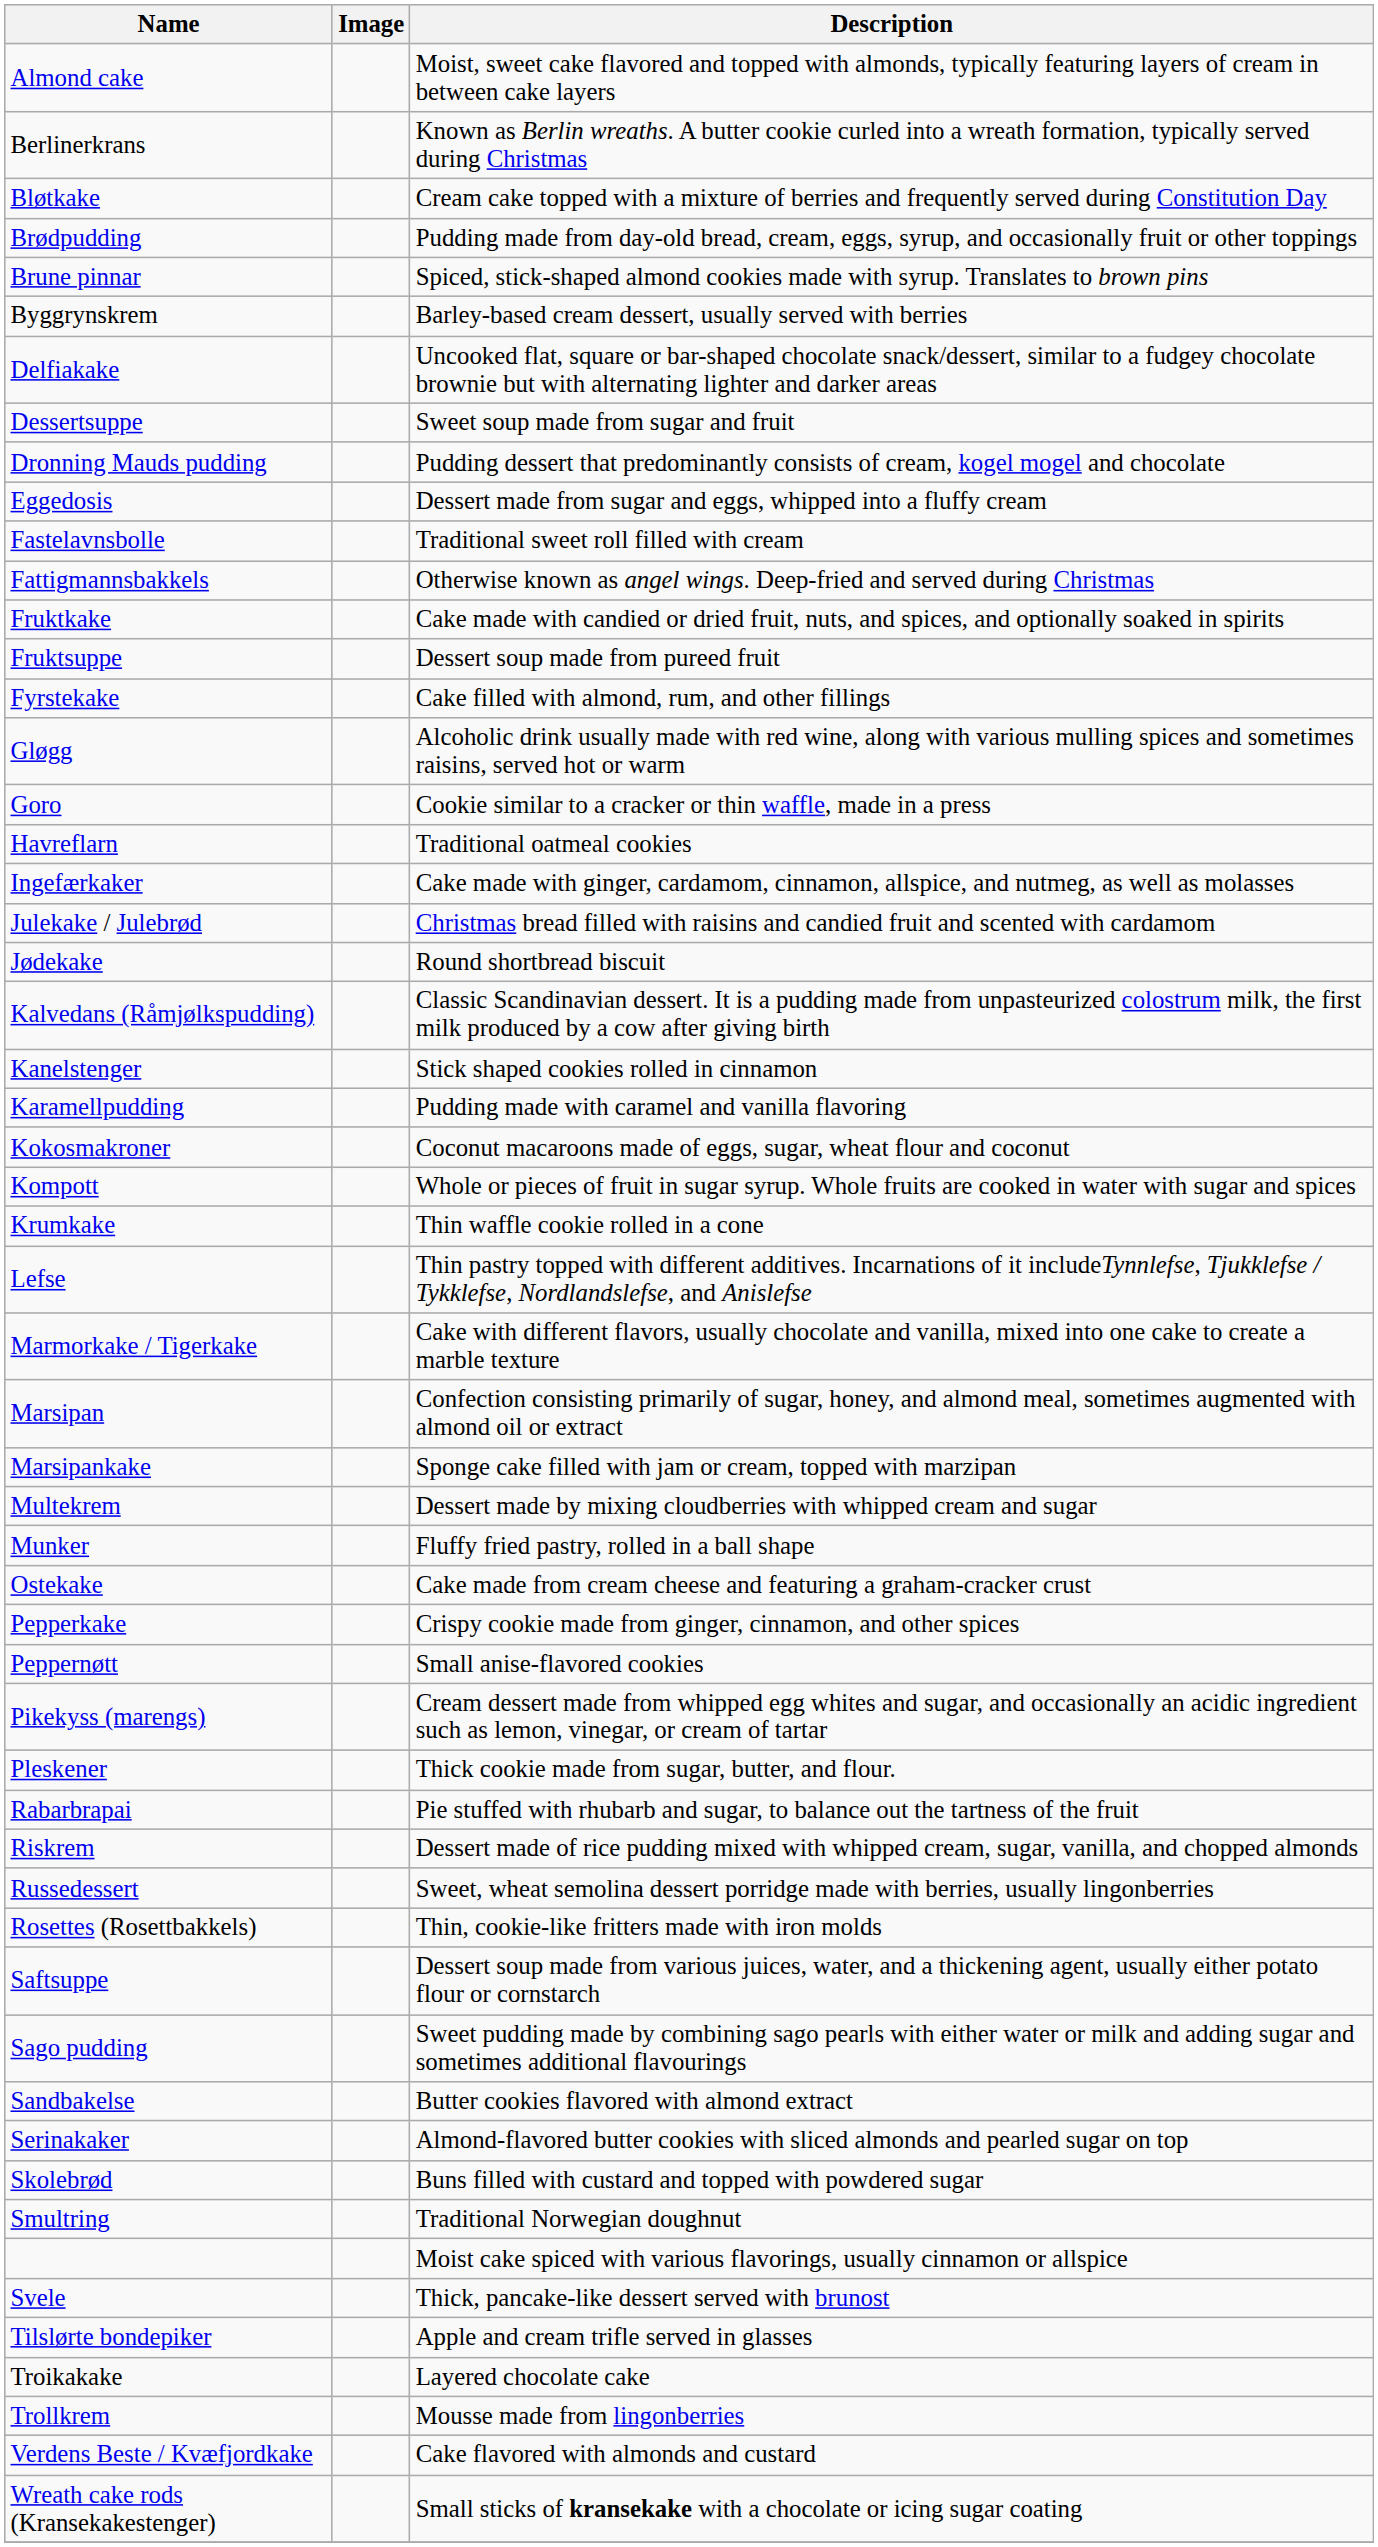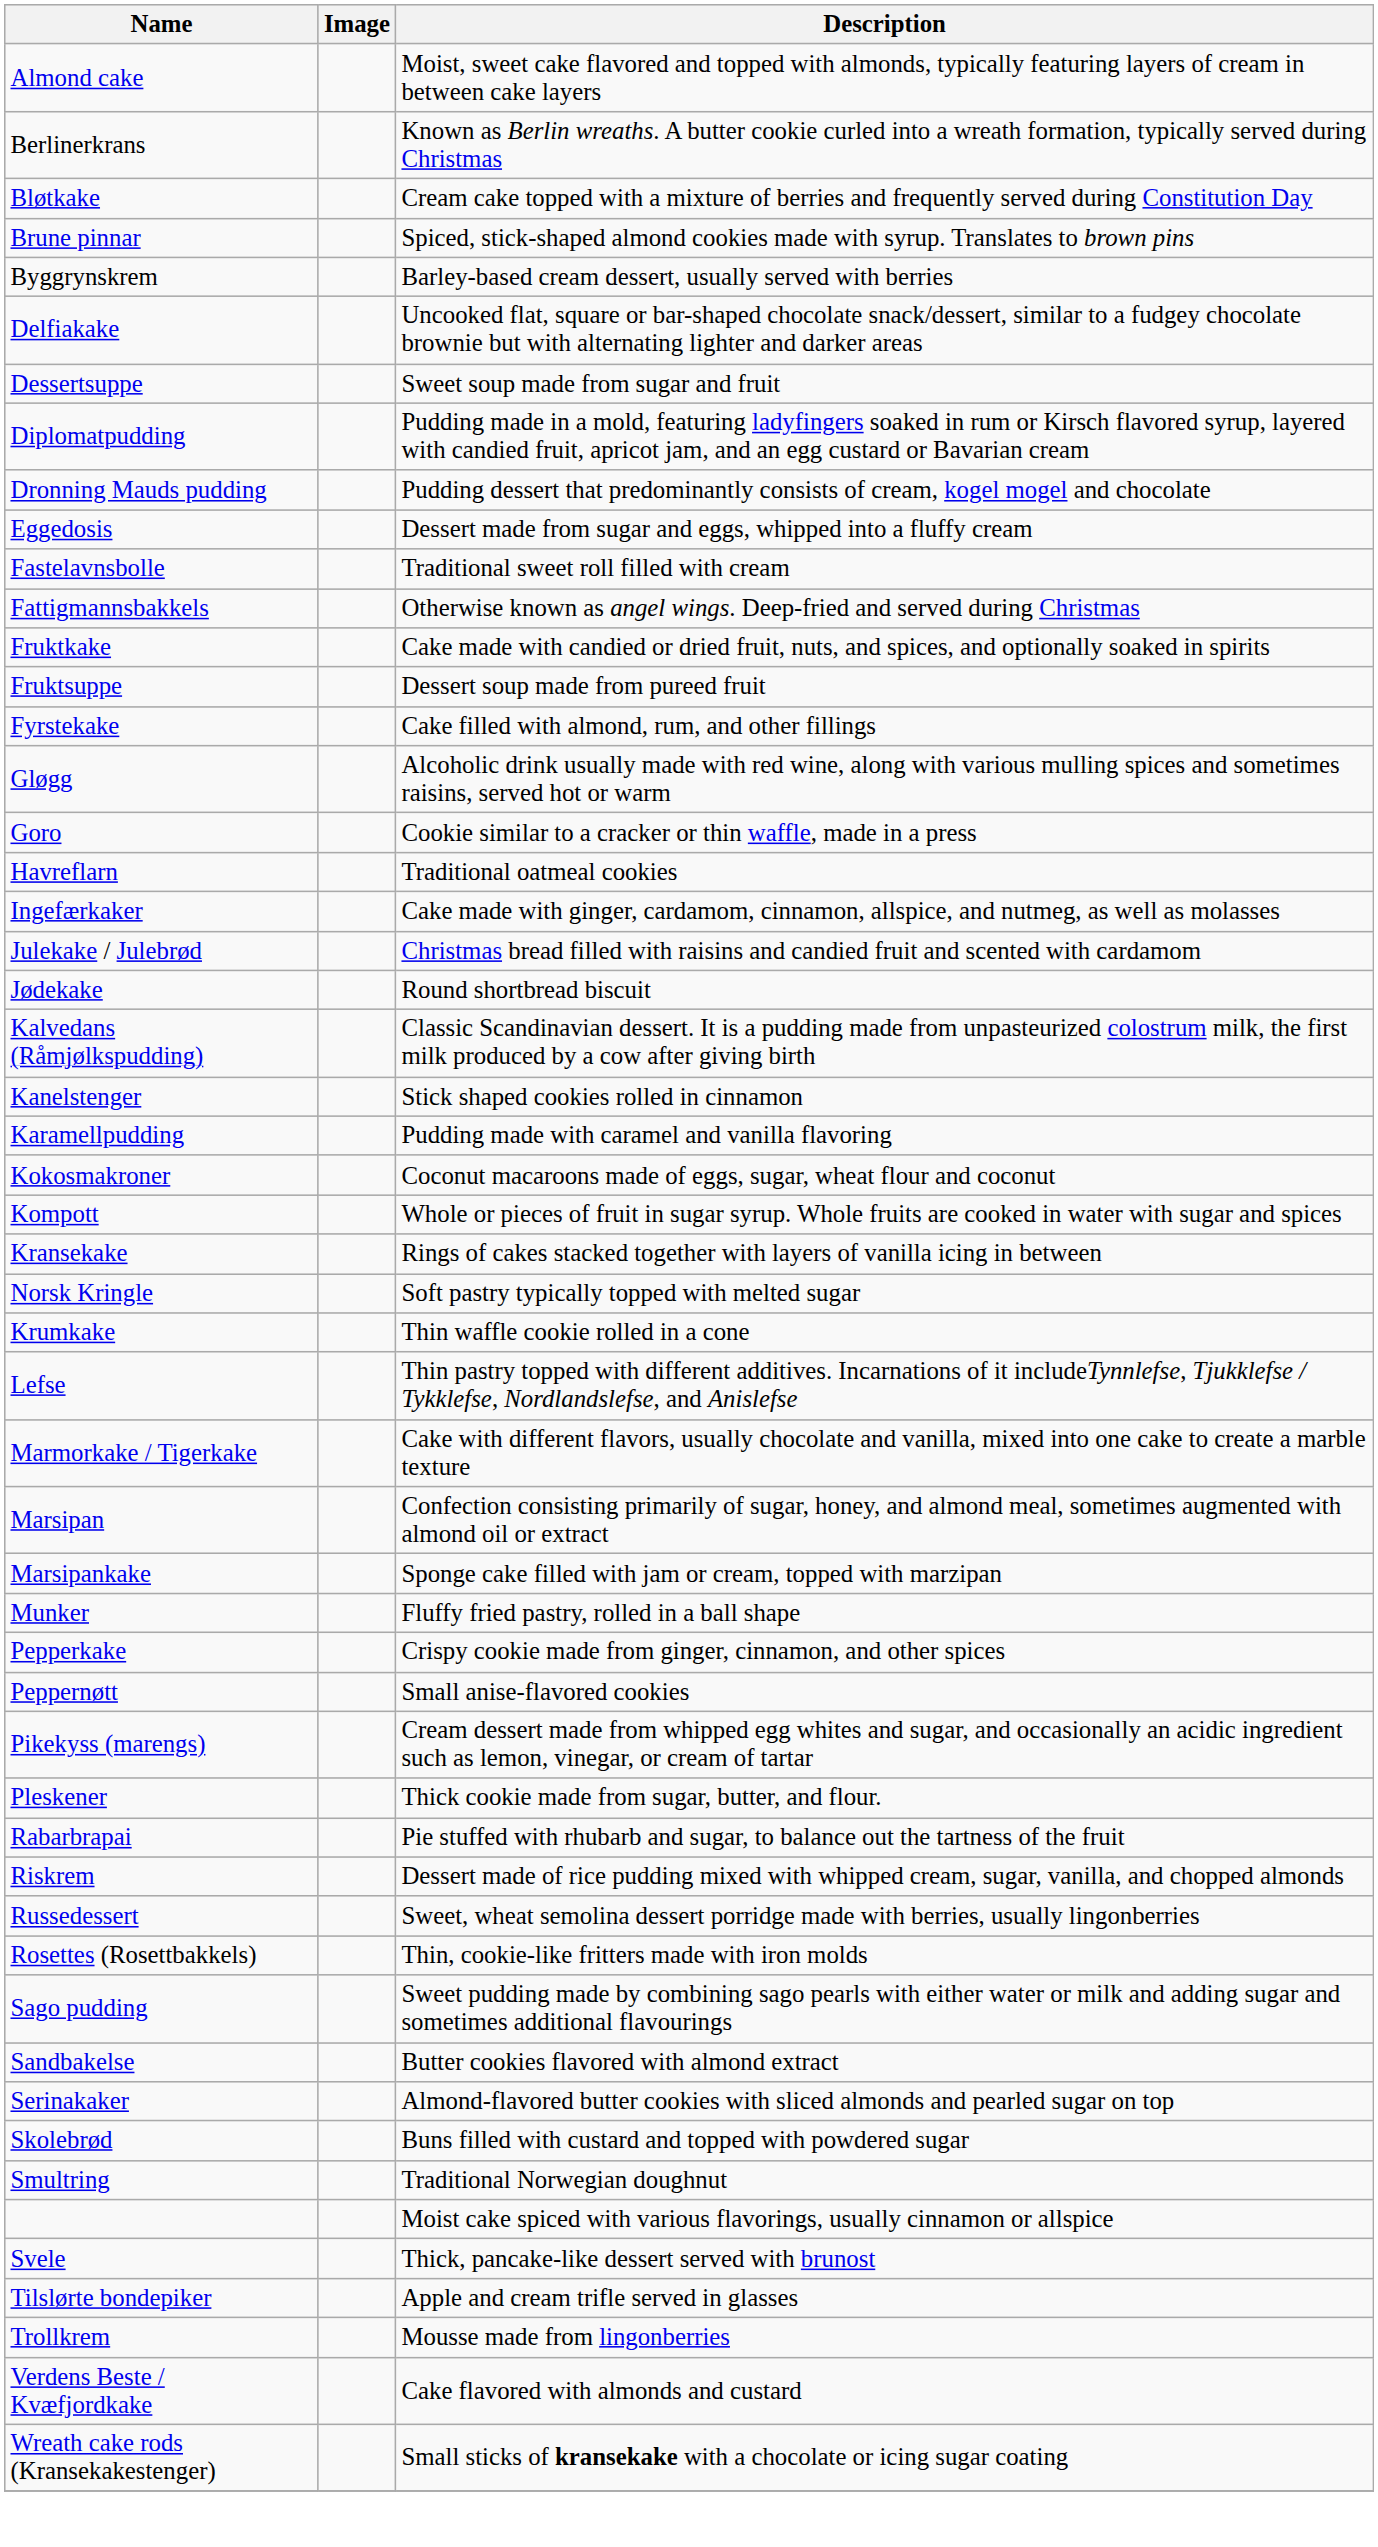- row: (76, 237)
+ row: (98, 436)
+ row: (69, 1253)
+ row: (82, 1292)
- row: (66, 1505)
- row: (57, 1584)
- row: (59, 1980)
- row: (67, 2376)
